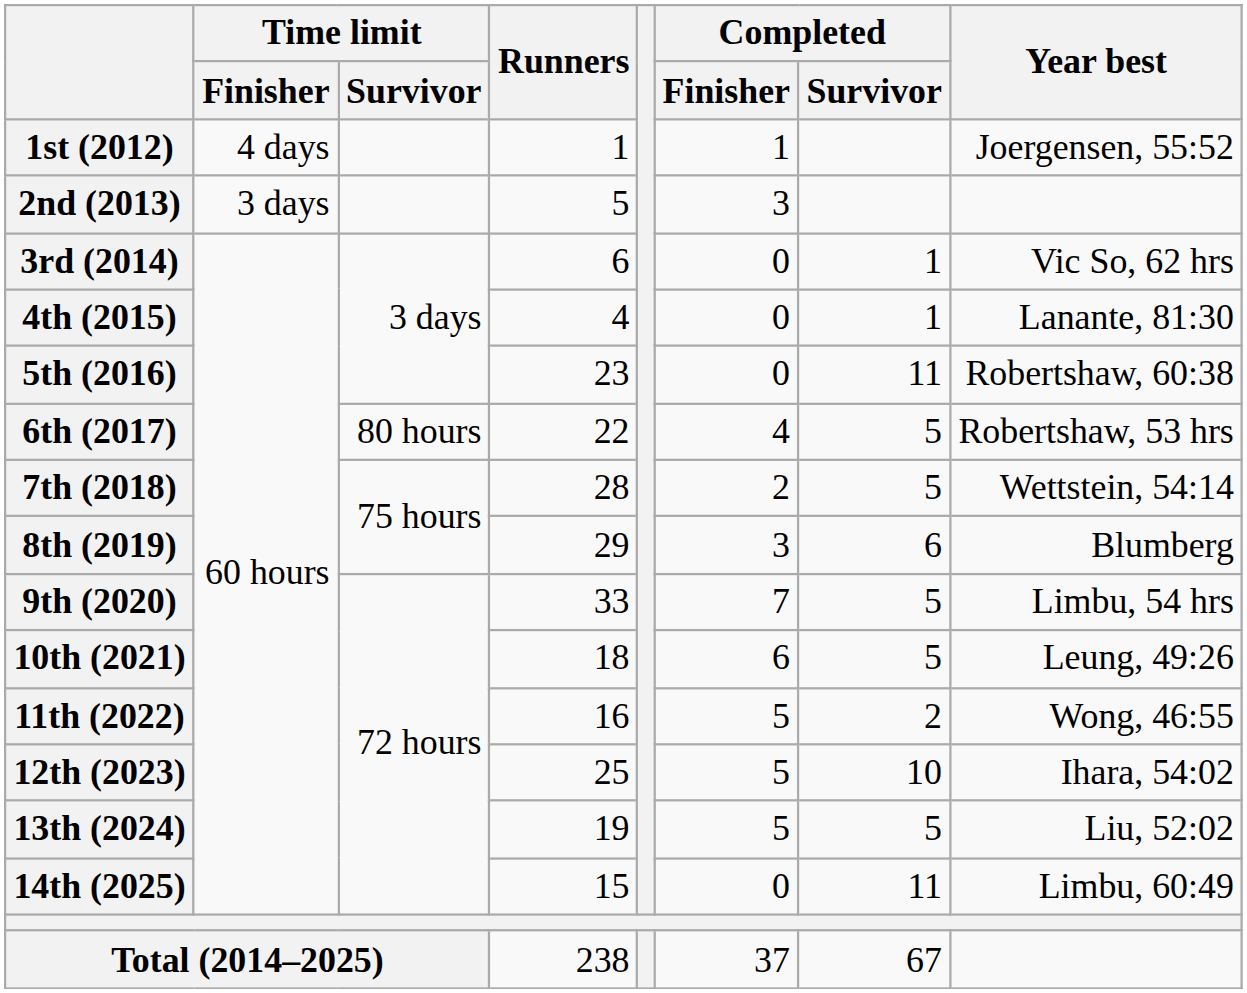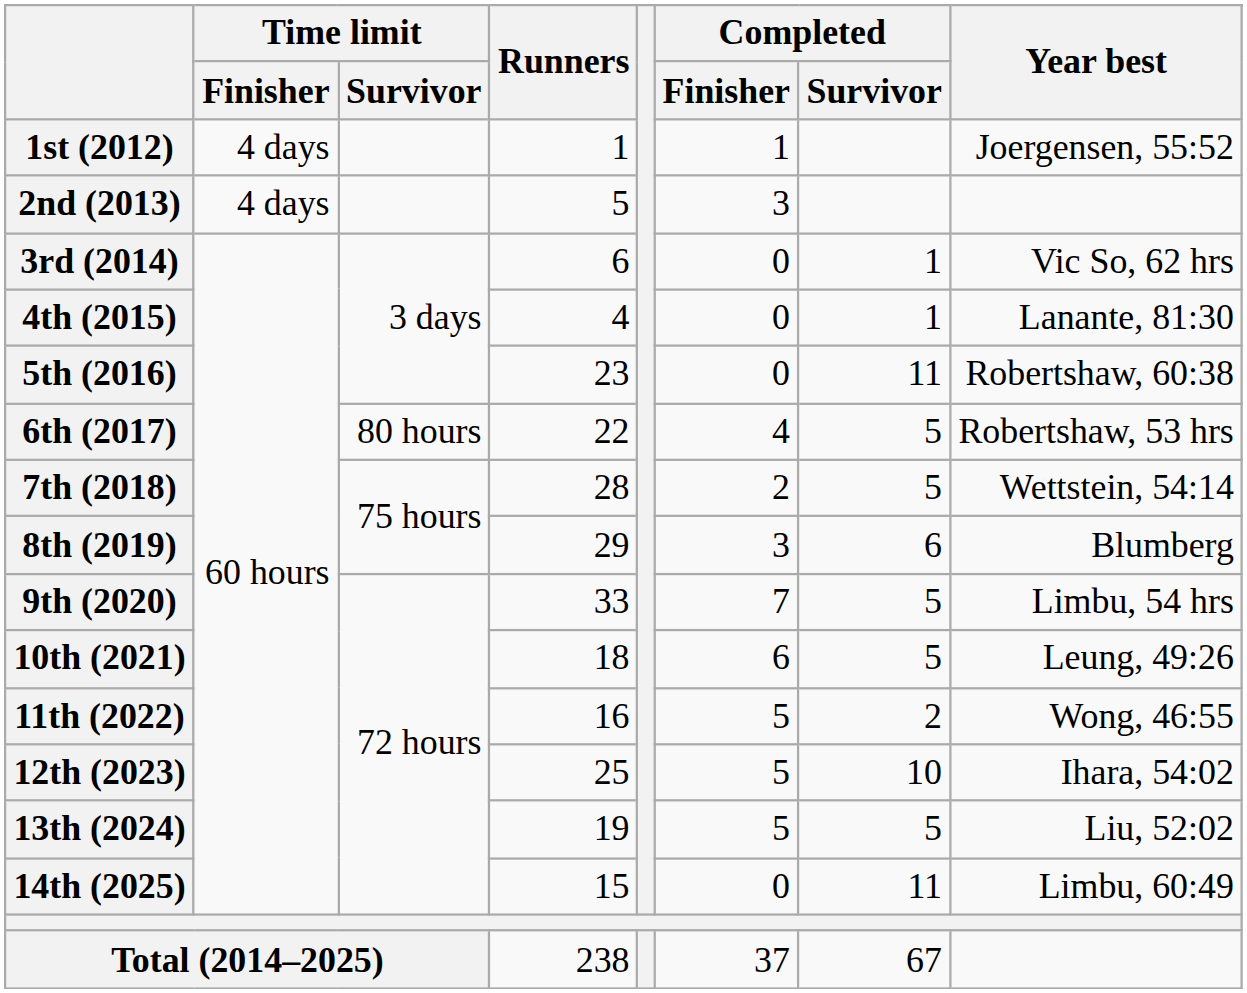(283, 203) 3 days -> (283, 203) 4 days
